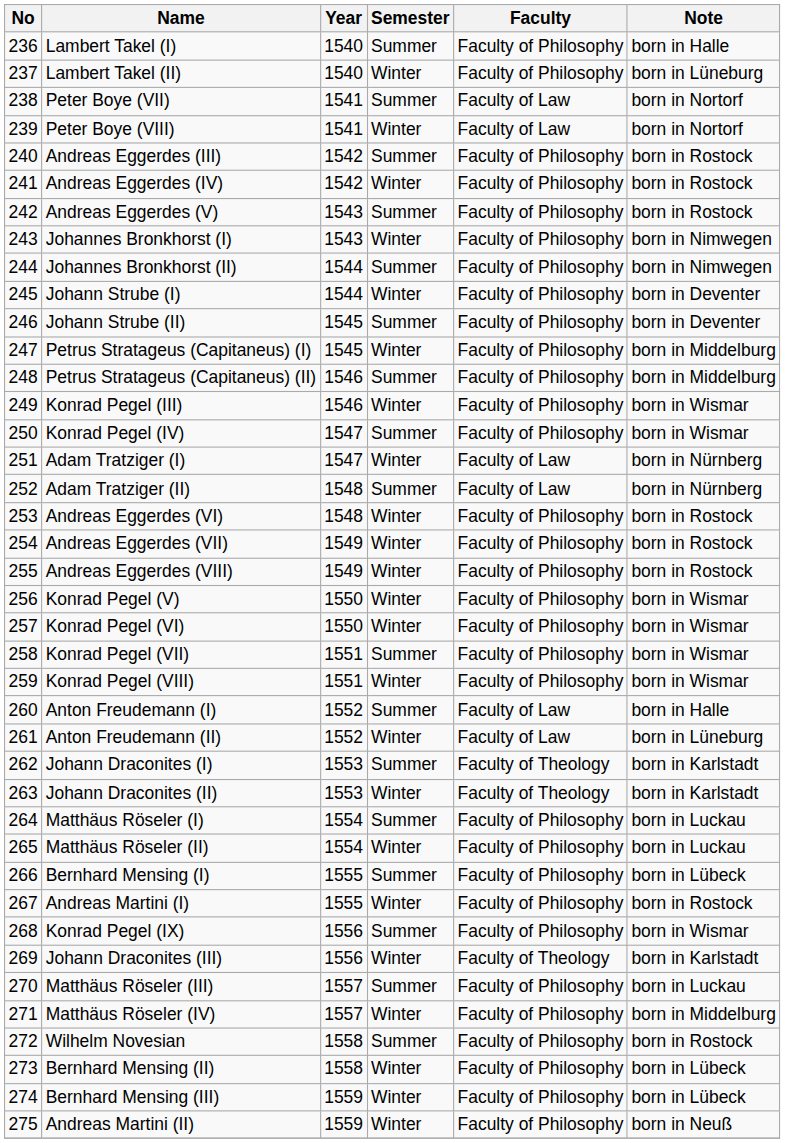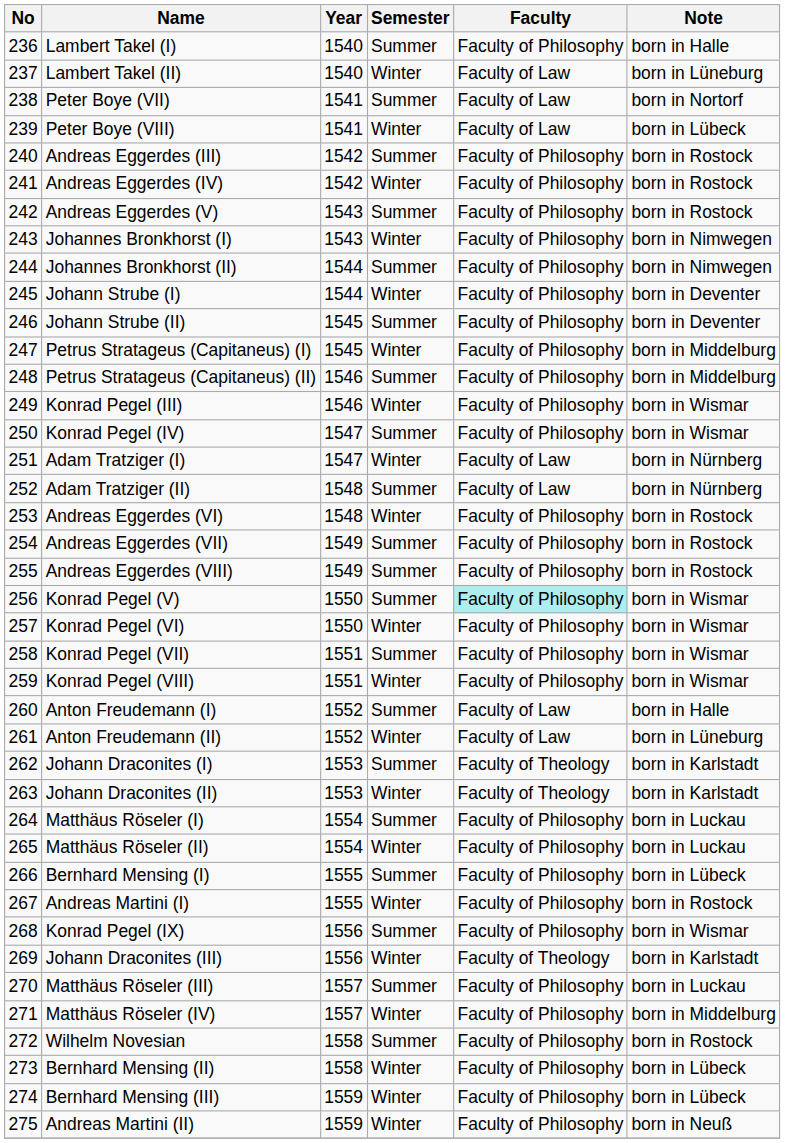(540, 73) Faculty of Philosophy -> (514, 73) Faculty of Law
(687, 128) born in Nortorf -> (689, 128) born in Lübeck
(396, 543) Winter -> (404, 543) Summer
(396, 571) Winter -> (404, 571) Summer
(396, 599) Winter -> (404, 599) Summer
(540, 599) no background -> (540, 599) paleturquoise background
